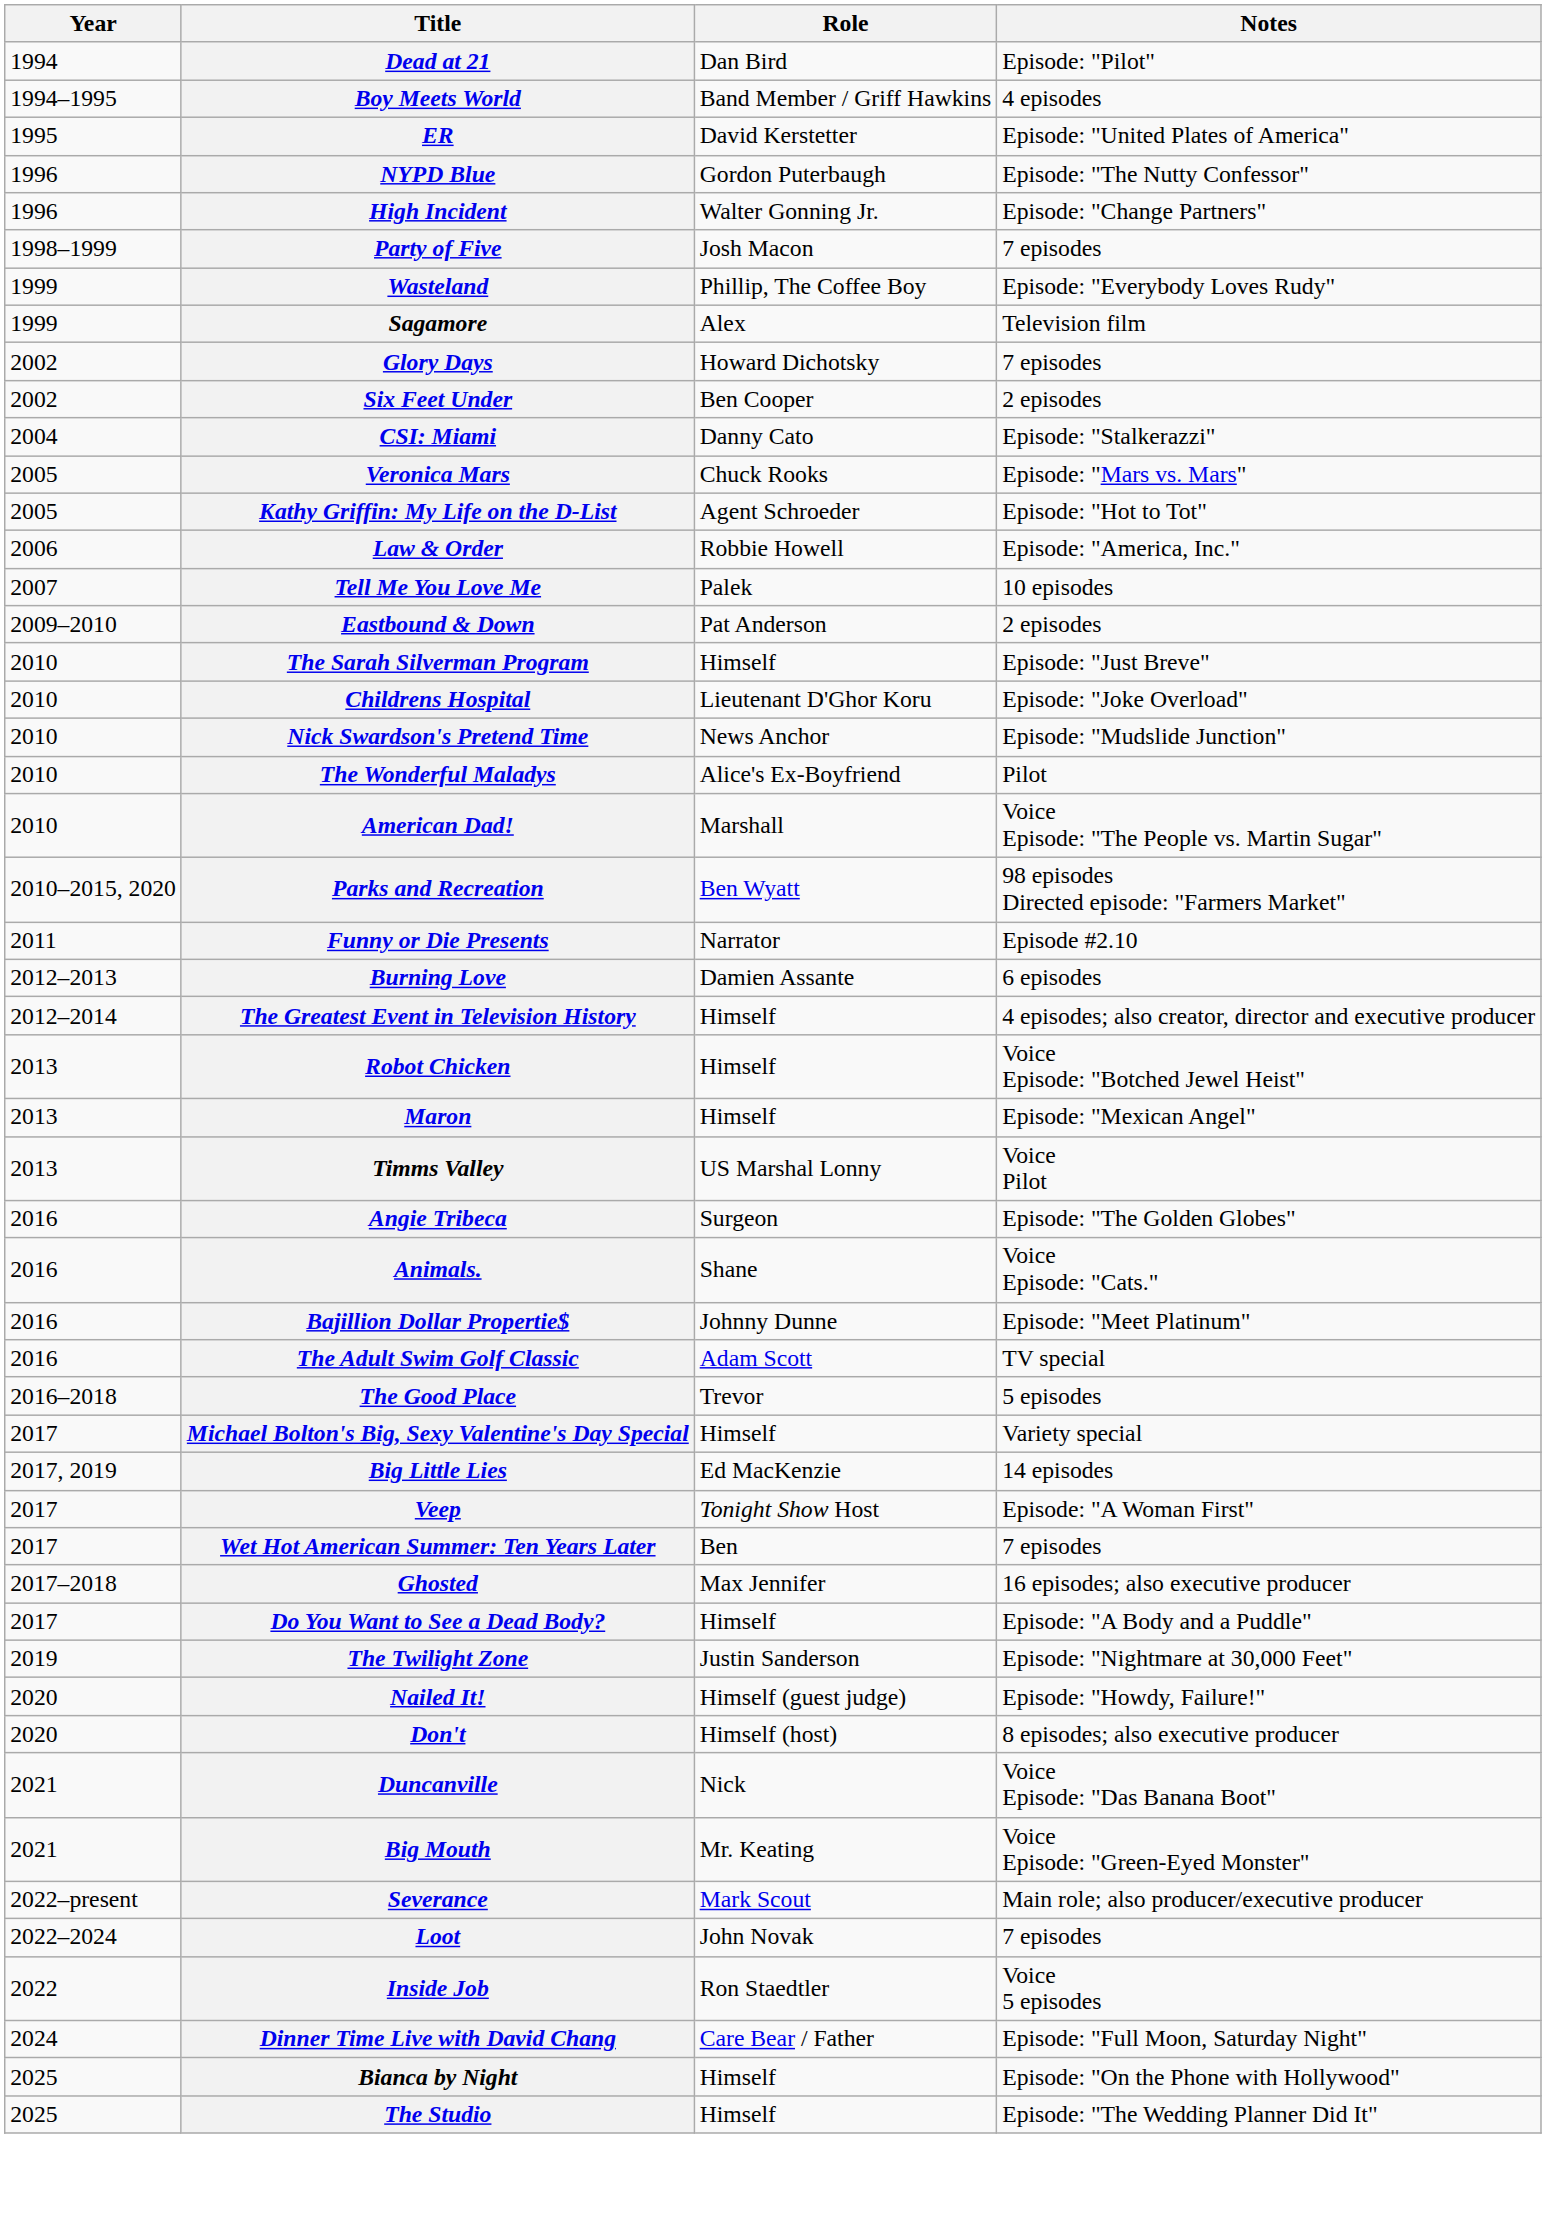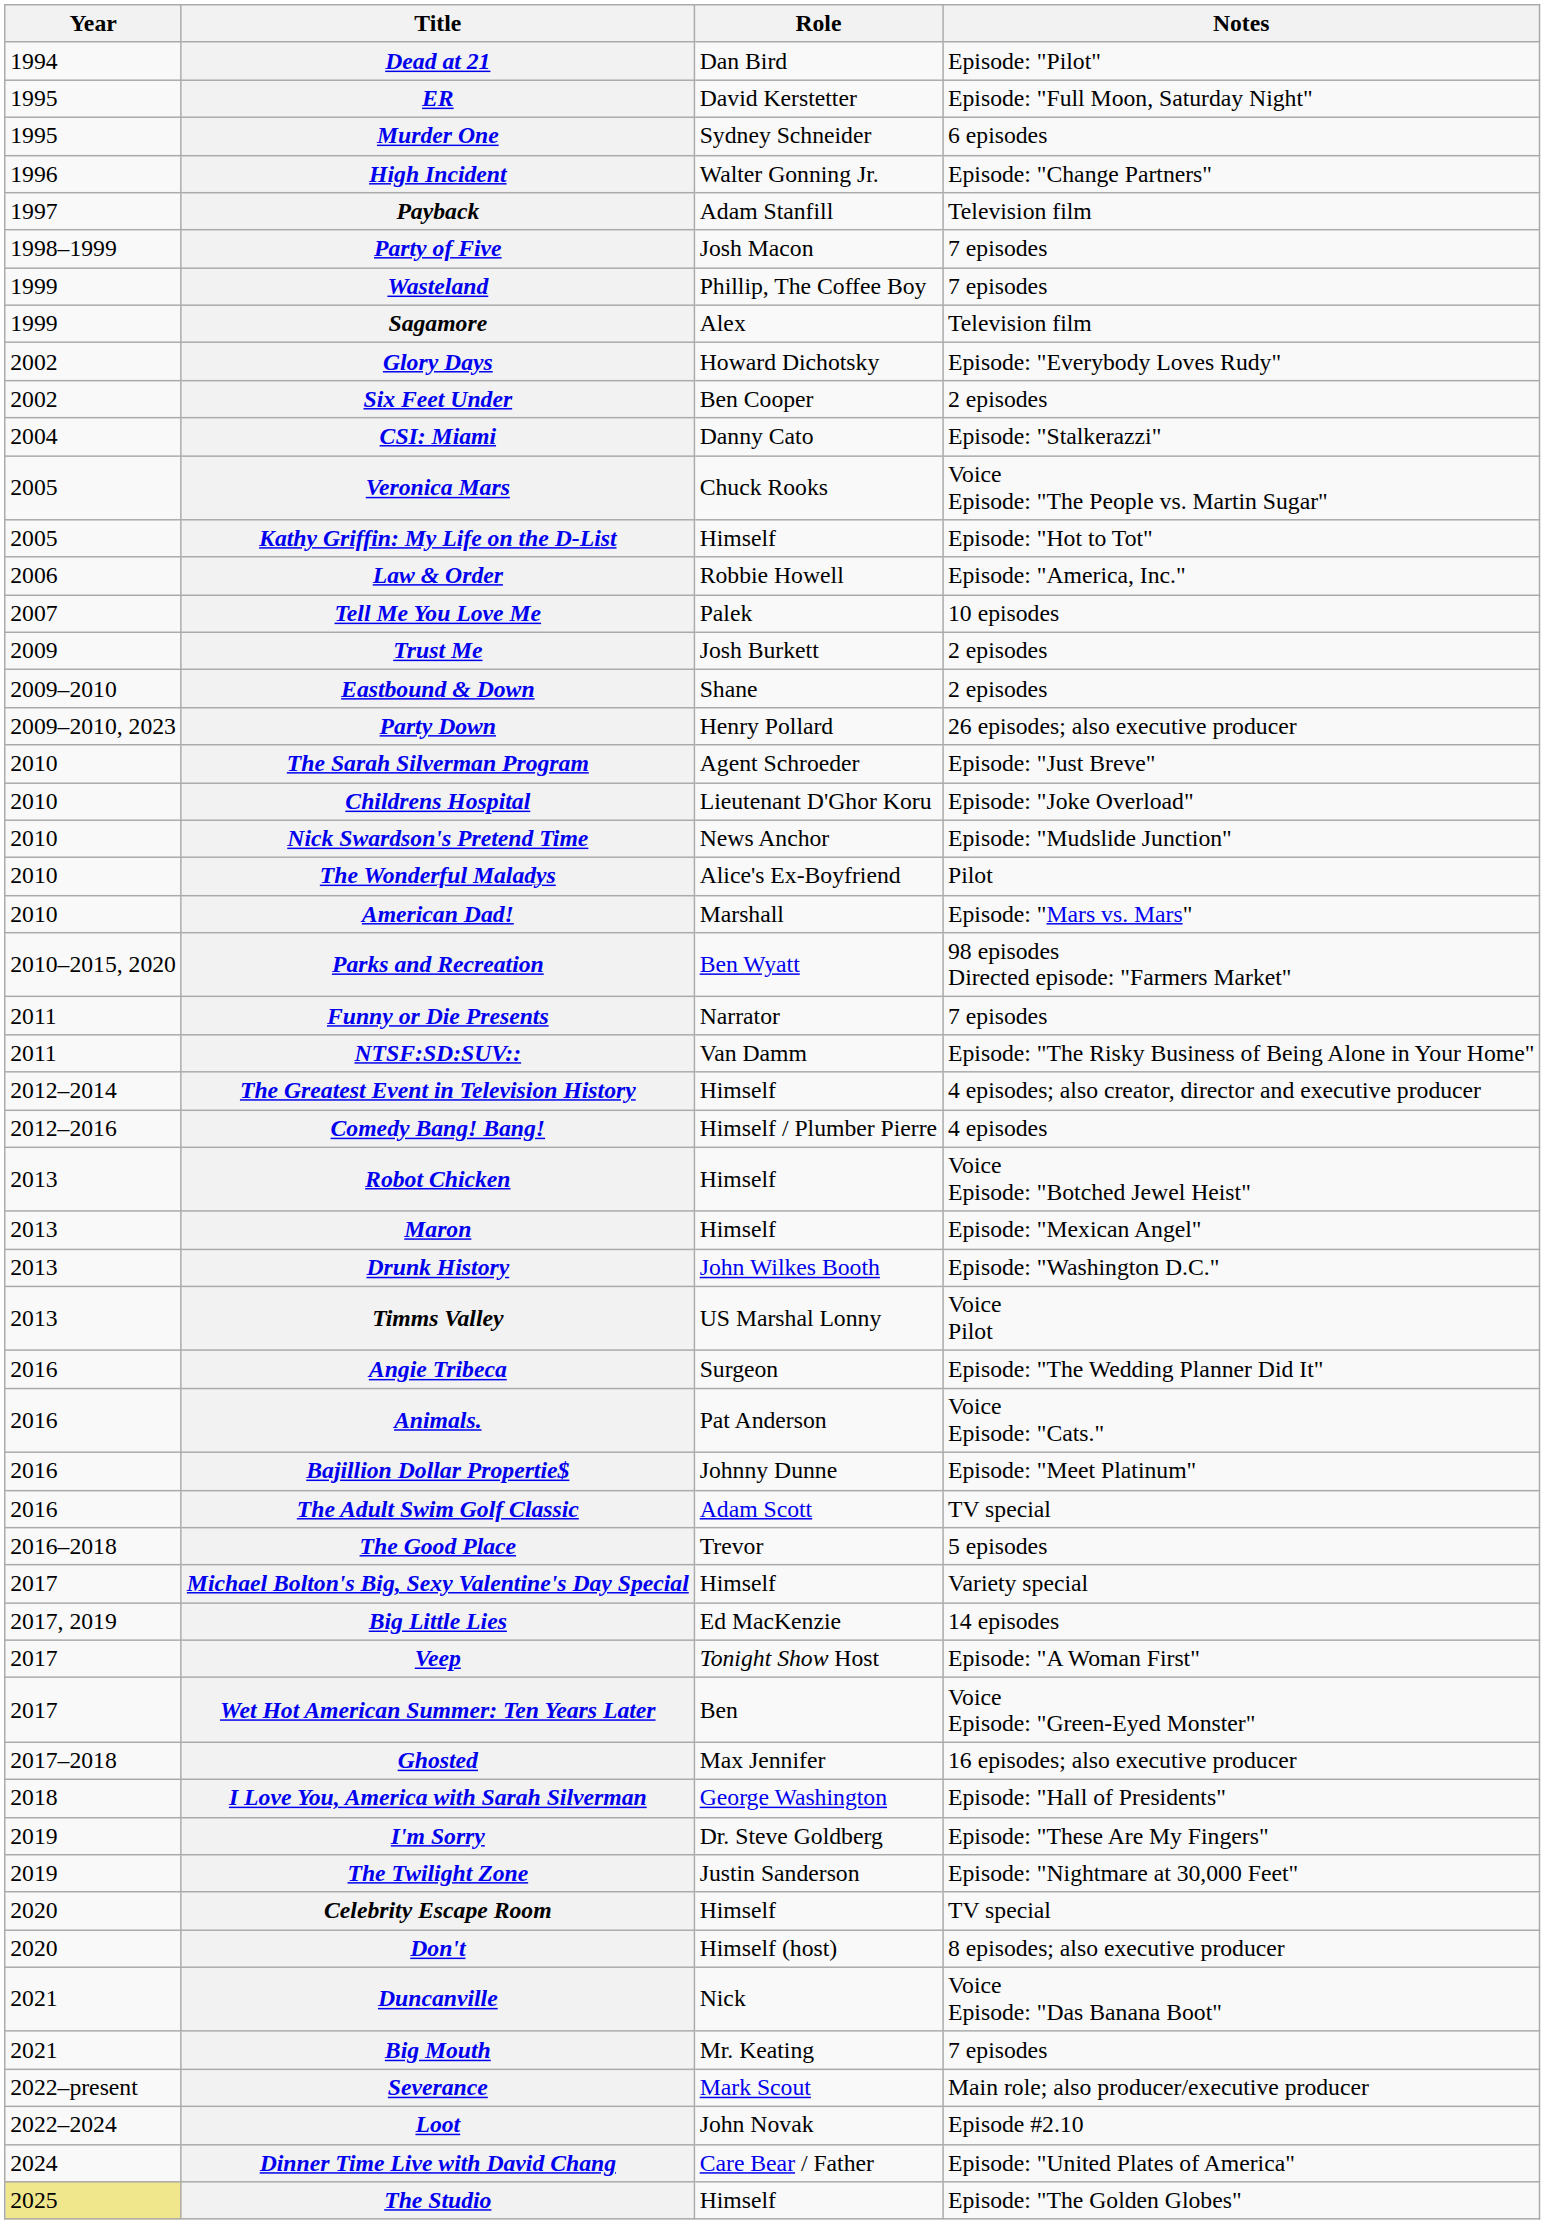- row: (438, 98)
(1176, 135) Episode: "United Plates of America" -> (1130, 98) Episode: "Full Moon, Saturday Night"
+ row: (438, 135)
- row: (438, 173)
+ row: (438, 211)
(1169, 286) Episode: "Everybody Loves Rudy" -> (998, 286) 7 episodes
(1052, 361) 7 episodes -> (1115, 361) Episode: "Everybody Loves Rudy"
(1124, 473) Episode: "Mars vs. Mars" -> (1138, 487) Voice Episode: "The People vs. Martin Sugar"
(780, 511) Agent Schroeder -> (738, 538) Himself
+ row: (438, 650)
(763, 624) Pat Anderson -> (729, 688) Shane
+ row: (438, 725)
(738, 661) Himself -> (780, 763) Agent Schroeder
(1192, 825) Voice Episode: "The People vs. Martin Sugar" -> (1070, 913) Episode: "Mars vs. Mars"
(1070, 940) Episode #2.10 -> (998, 1015) 7 episodes
+ row: (438, 1052)
- row: (438, 977)
+ row: (438, 1128)
+ row: (438, 1267)
(1149, 1218) Episode: "The Golden Globes" -> (1136, 1369) Episode: "The Wedding Planner Did It"
(729, 1269) Shane -> (763, 1420) Pat Anderson
(1052, 1546) 7 episodes -> (1102, 1709) Voice Episode: "Green-Eyed Monster"
- row: (438, 1621)
+ row: (438, 1797)
+ row: (438, 1835)
- row: (438, 1696)
+ row: (438, 1910)
(1156, 1848) Voice Episode: "Green-Eyed Monster" -> (998, 2049) 7 episodes
(1052, 1937) 7 episodes -> (1016, 2125) Episode #2.10
- row: (438, 1988)
(1184, 2039) Episode: "Full Moon, Saturday Night" -> (1121, 2162) Episode: "United Plates of America"
- row: (438, 2076)
(34, 2114) no background -> (34, 2200) khaki background
(1190, 2114) Episode: "The Wedding Planner Did It" -> (1095, 2200) Episode: "The Golden Globes"
